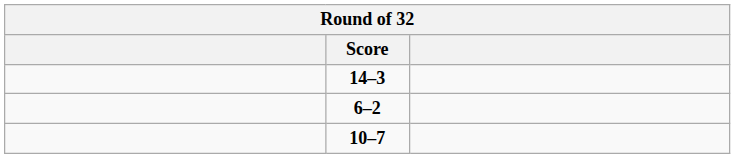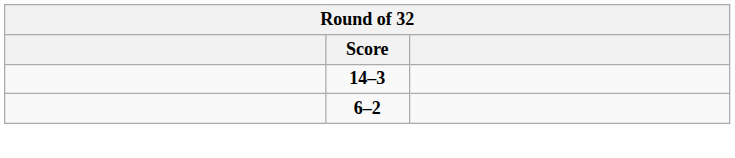- row: (367, 138)
